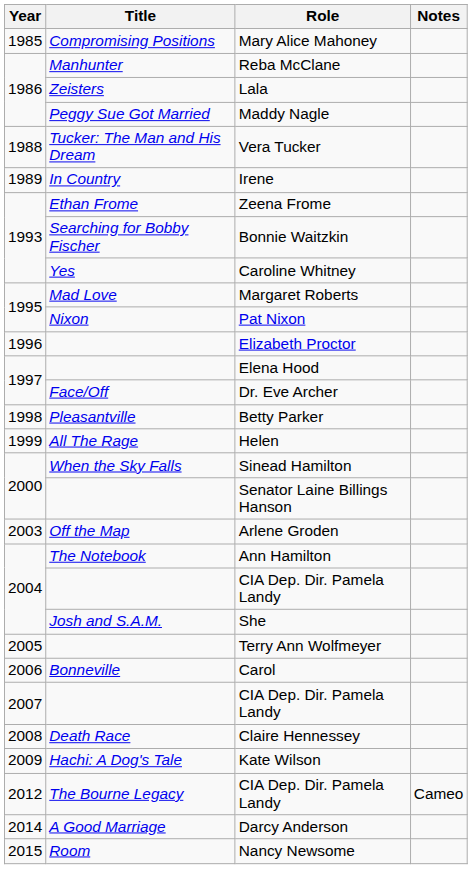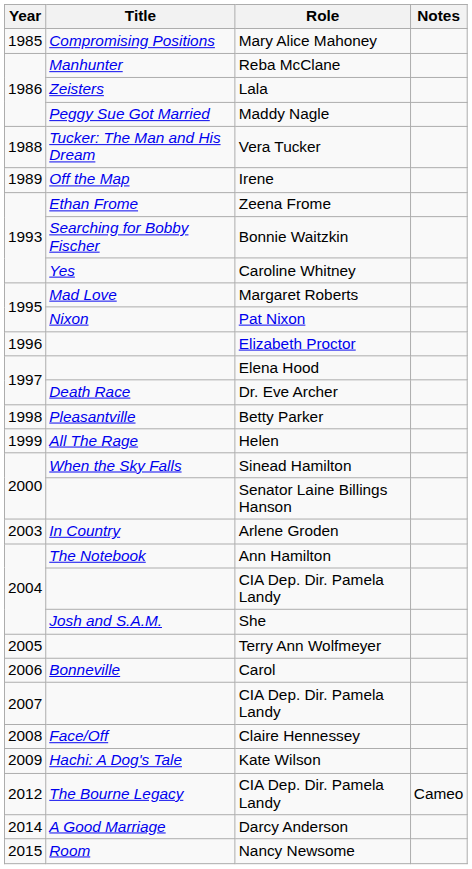(85, 180) In Country -> (89, 180) Off the Map
(79, 392) Face/Off -> (90, 392) Death Race
(89, 531) Off the Map -> (85, 531) In Country
(90, 736) Death Race -> (79, 736) Face/Off
